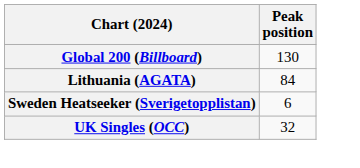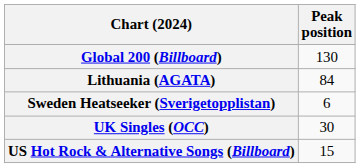(288, 127) 32 -> (327, 127) 30
+ row: (151, 151)
